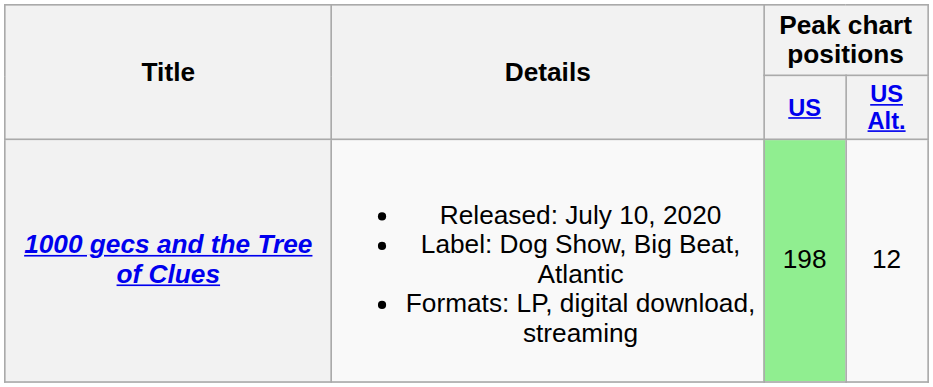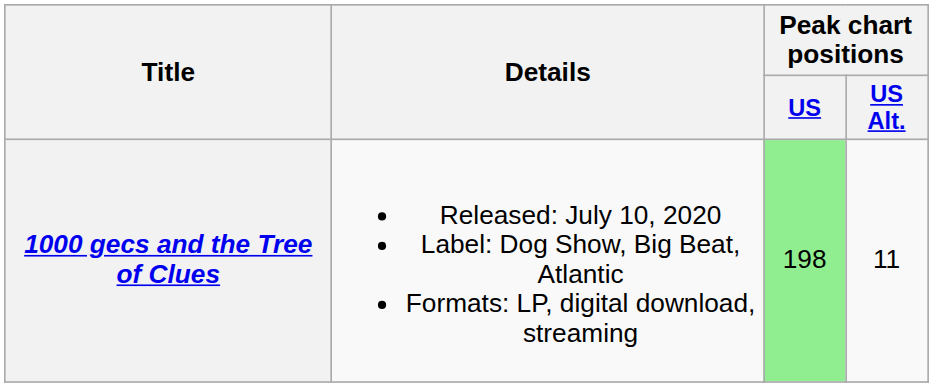(887, 260) 12 -> (887, 260) 11
